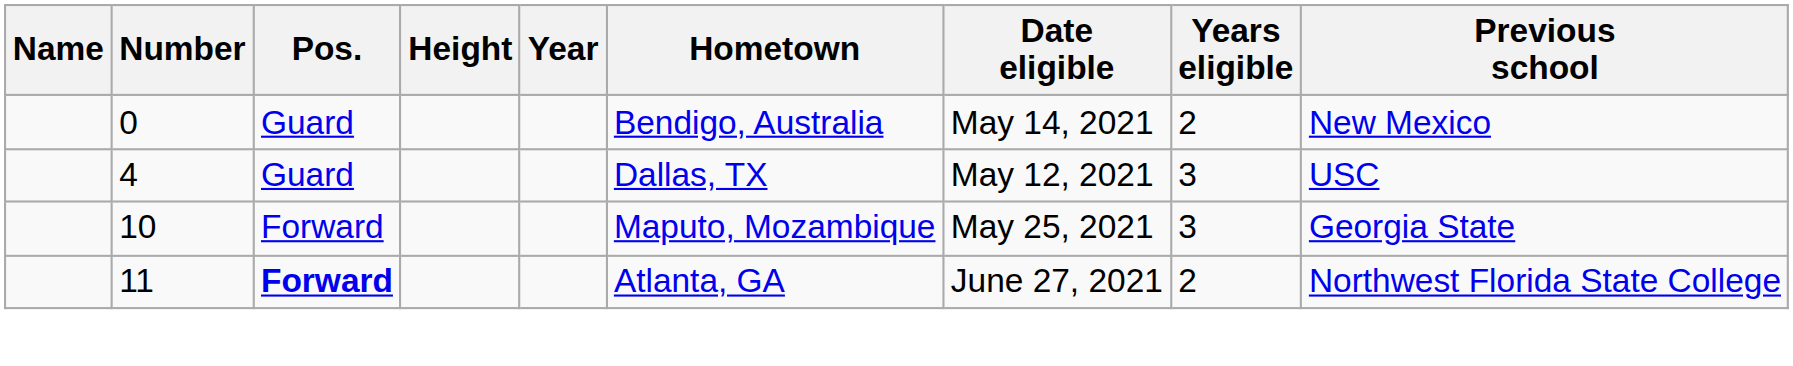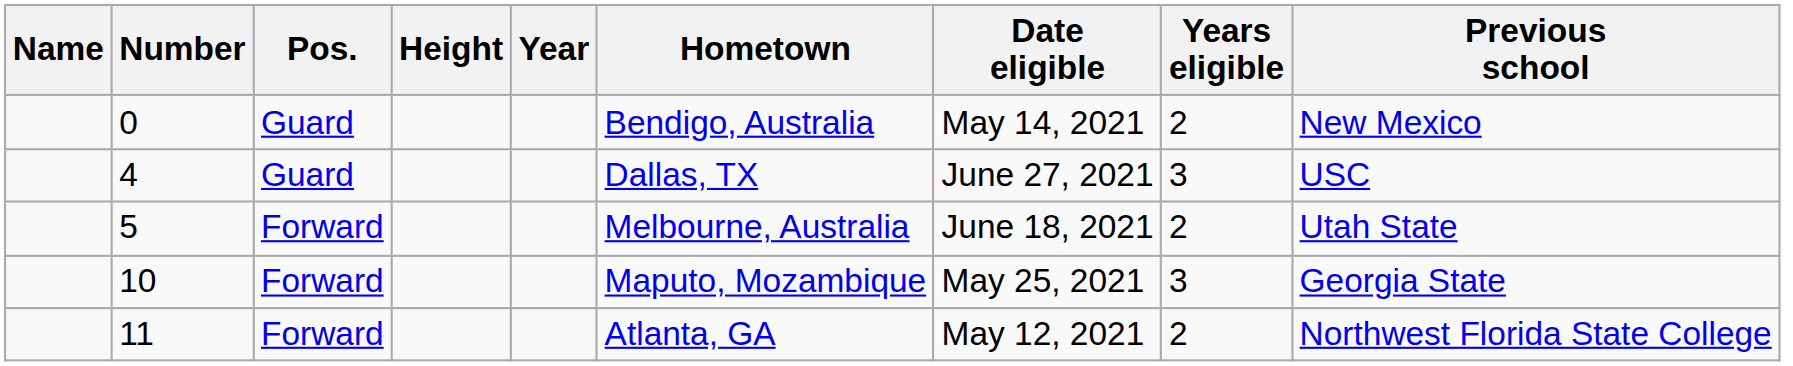(1052, 174) May 12, 2021 -> (1048, 174) June 27, 2021
+ row: (129, 227)
(327, 280) bold -> (322, 333) normal
(1057, 280) June 27, 2021 -> (1043, 333) May 12, 2021
